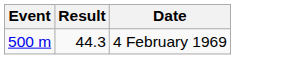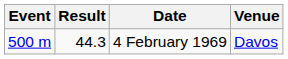+ column: (257, 16)
